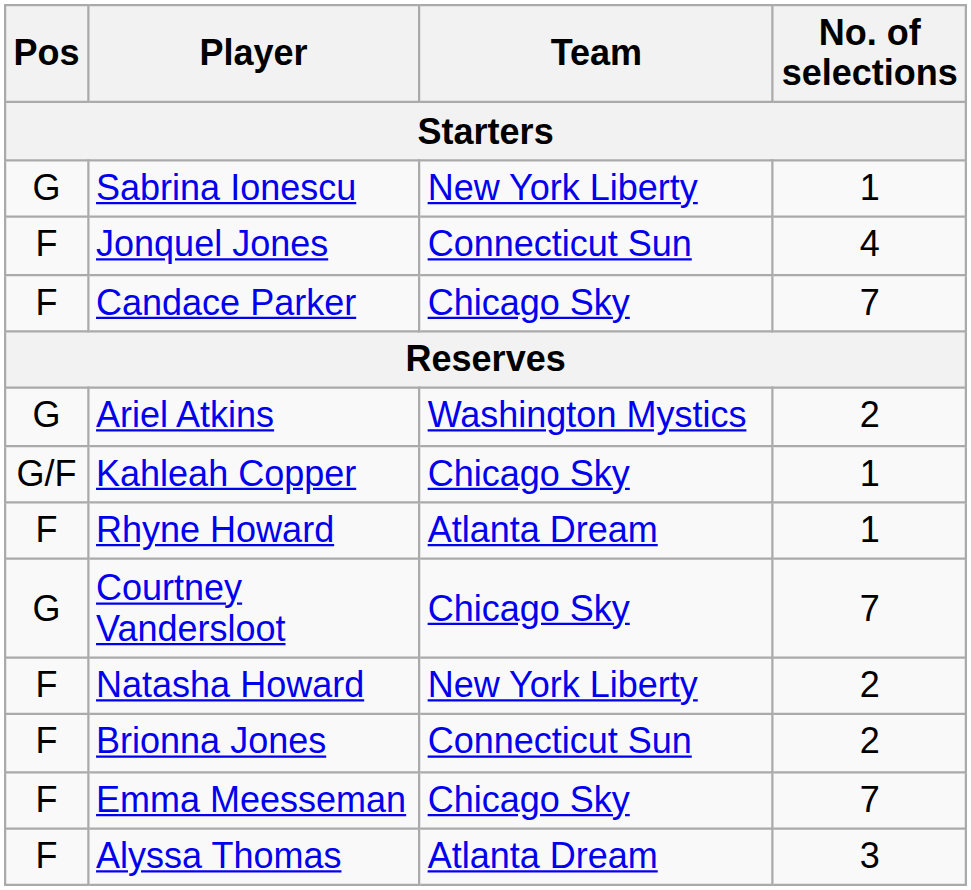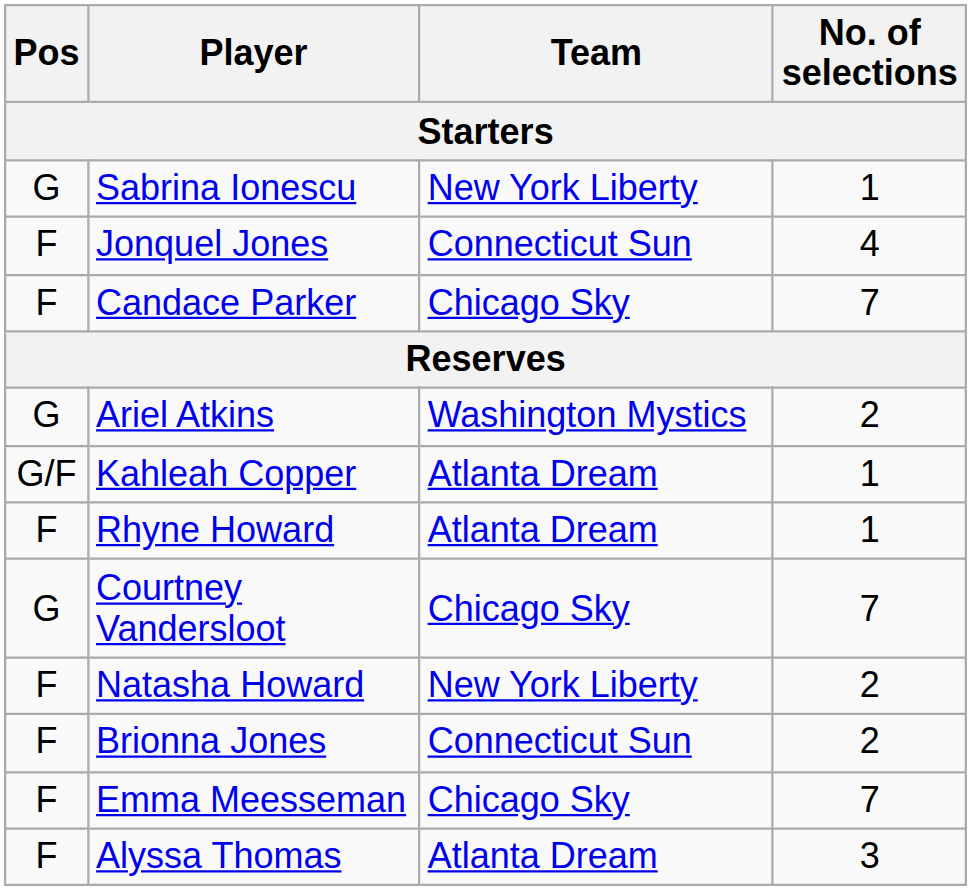(529, 473) Chicago Sky -> (543, 473) Atlanta Dream
